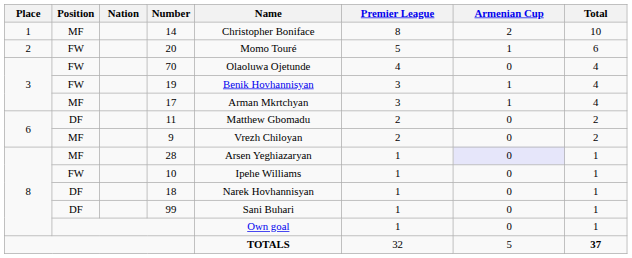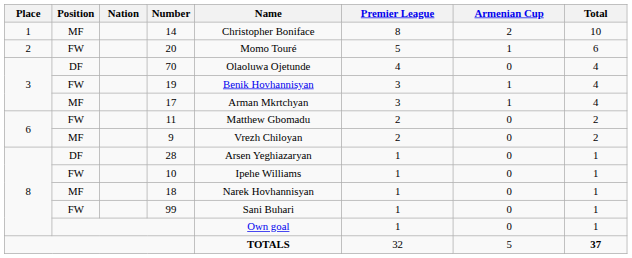(76, 66) FW -> (76, 66) DF
(76, 120) DF -> (76, 120) FW
(76, 155) MF -> (76, 155) DF
(509, 155) lavender background -> (509, 155) no background
(76, 191) DF -> (76, 191) MF
(76, 209) DF -> (76, 209) FW
